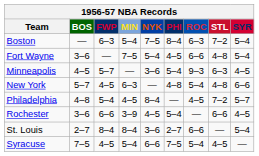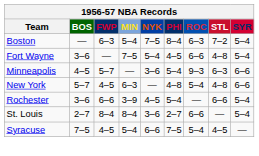(242, 71) 4–5 -> (242, 71) 6–6
- row: (32, 100)
(242, 115) 4–5 -> (242, 100) 5–4
